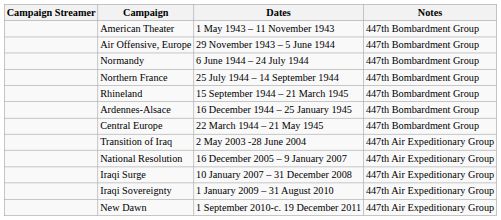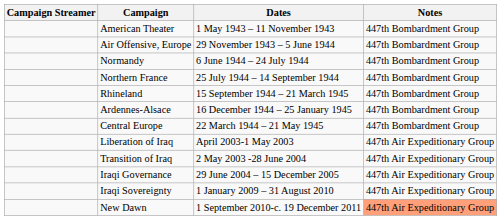+ row: (137, 142)
+ row: (136, 175)
- row: (141, 158)
- row: (123, 175)
(430, 207) no background -> (430, 207) lightsalmon background
